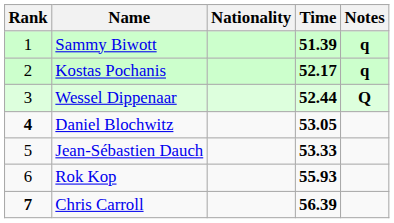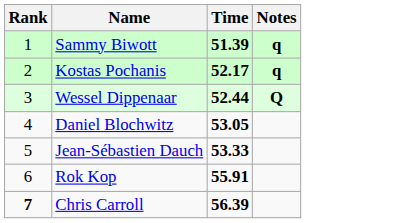- column: (251, 17)
(28, 124) bold -> (28, 124) normal
(318, 177) 55.93 -> (230, 177) 55.91
